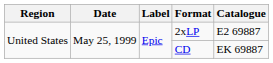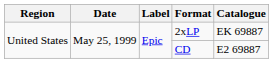(239, 31) E2 69887 -> (240, 31) EK 69887
(240, 49) EK 69887 -> (239, 49) E2 69887
